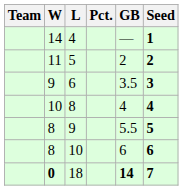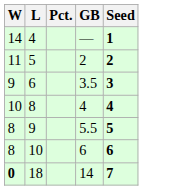- column: (24, 15)
(126, 173) bold -> (86, 173) normal
